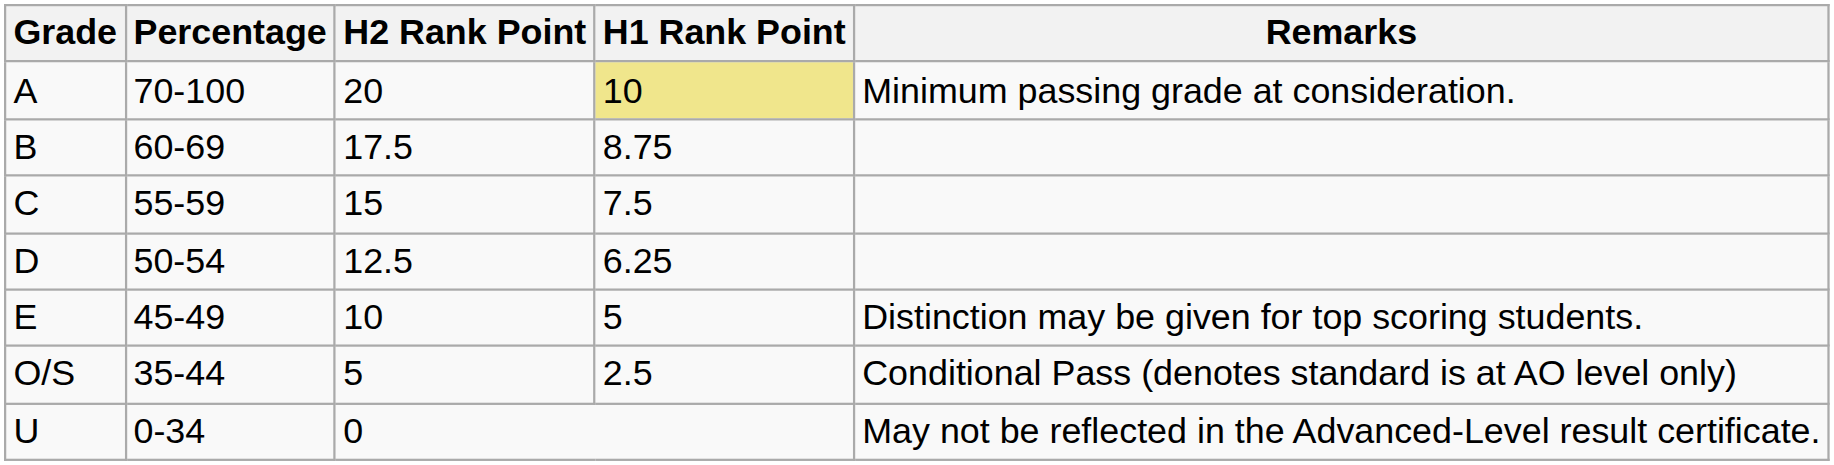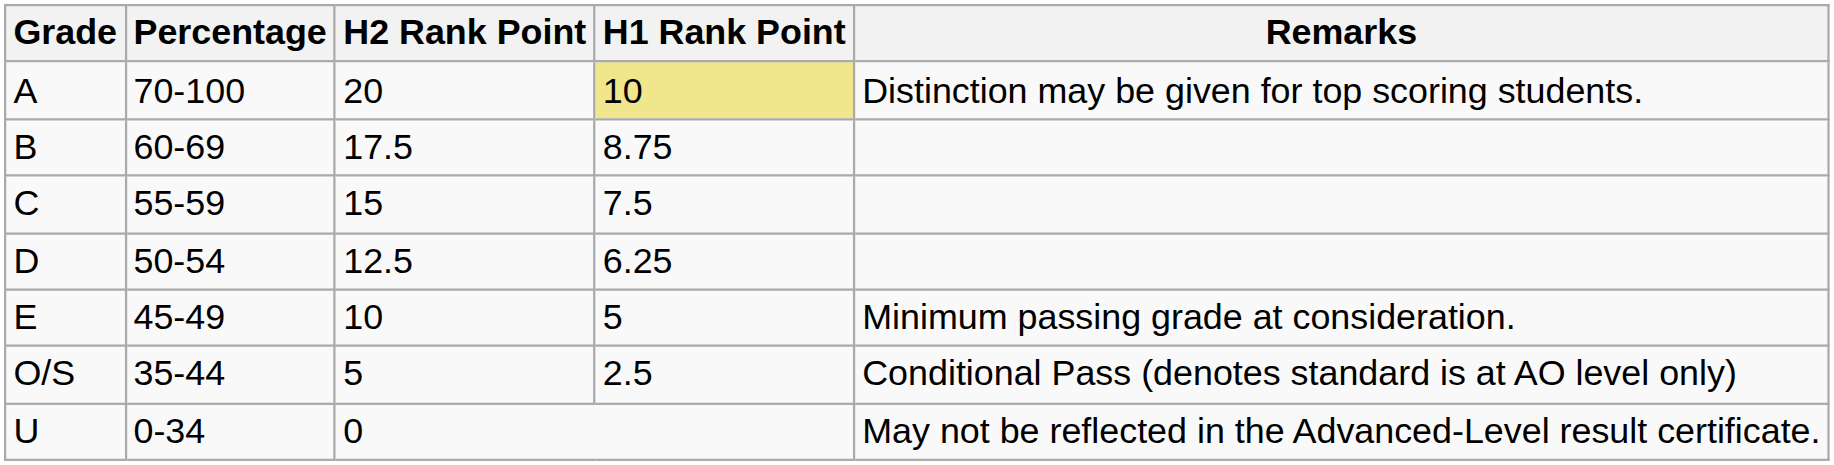(1189, 89) Minimum passing grade at consideration. -> (1253, 89) Distinction may be given for top scoring students.
(1253, 317) Distinction may be given for top scoring students. -> (1189, 317) Minimum passing grade at consideration.
